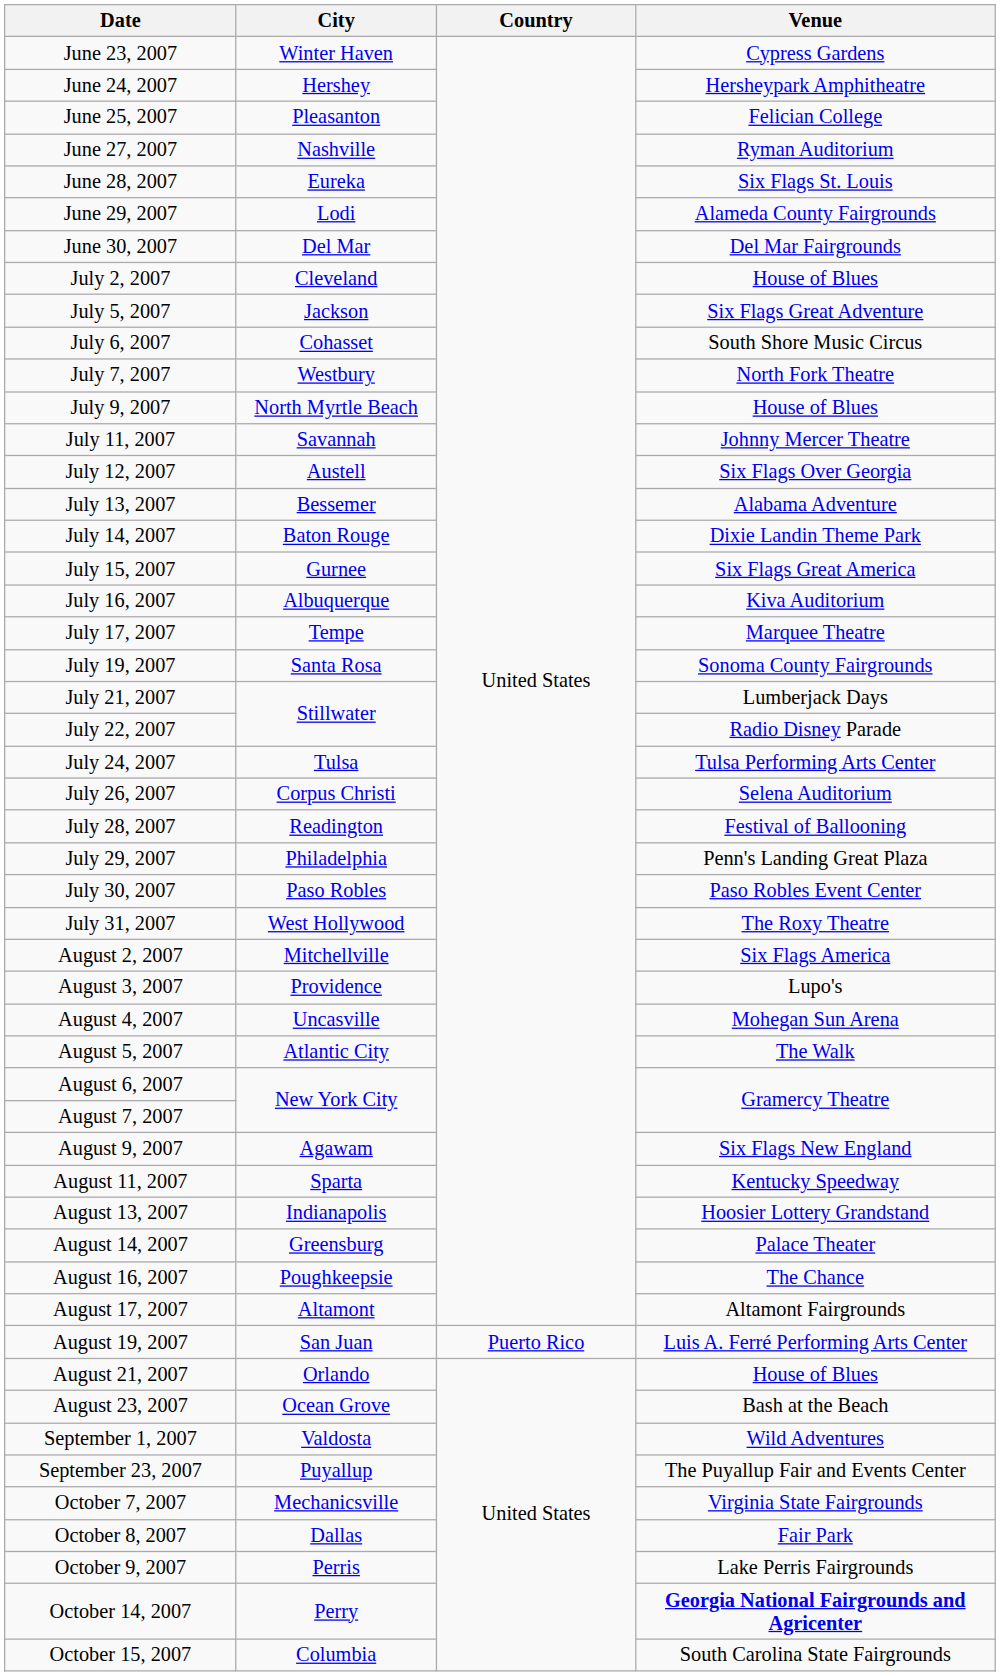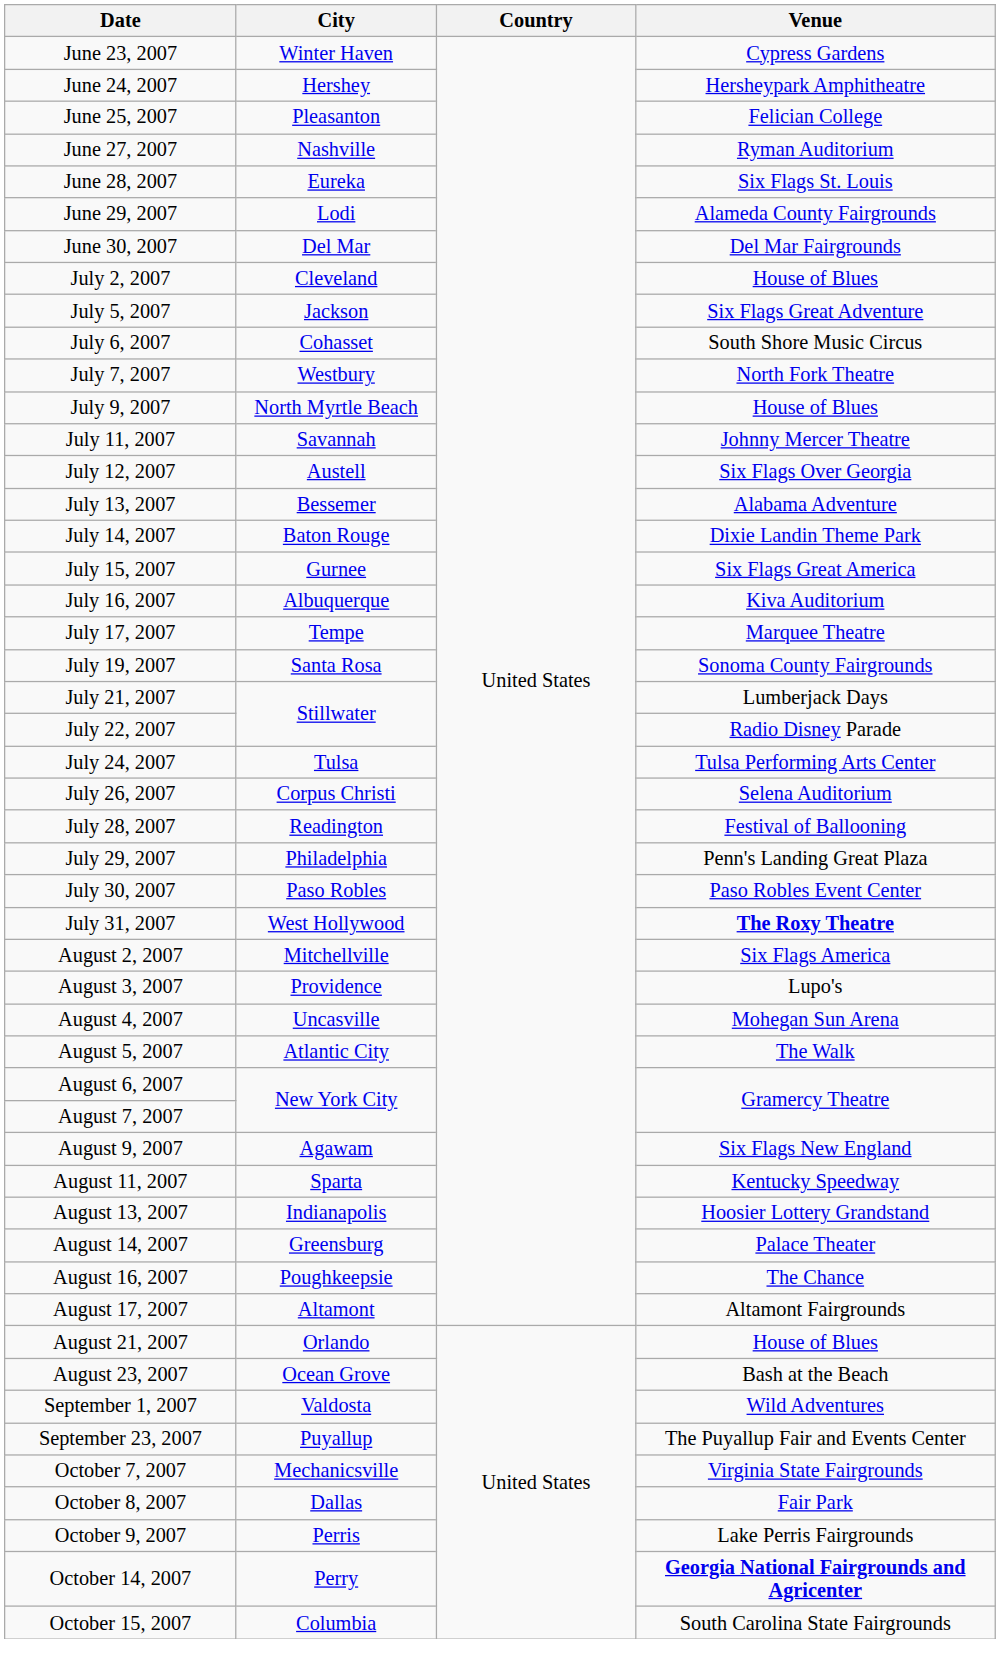(815, 922) normal -> (815, 922) bold
- row: (120, 1341)
